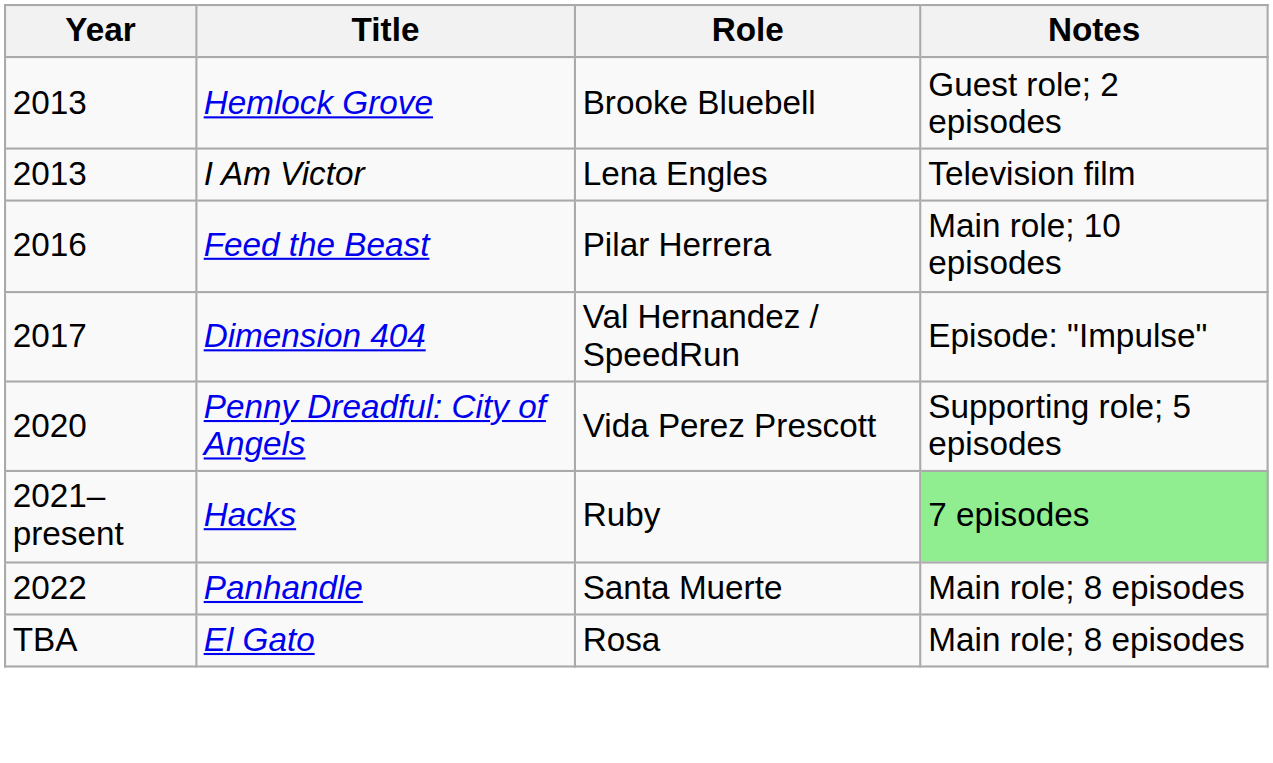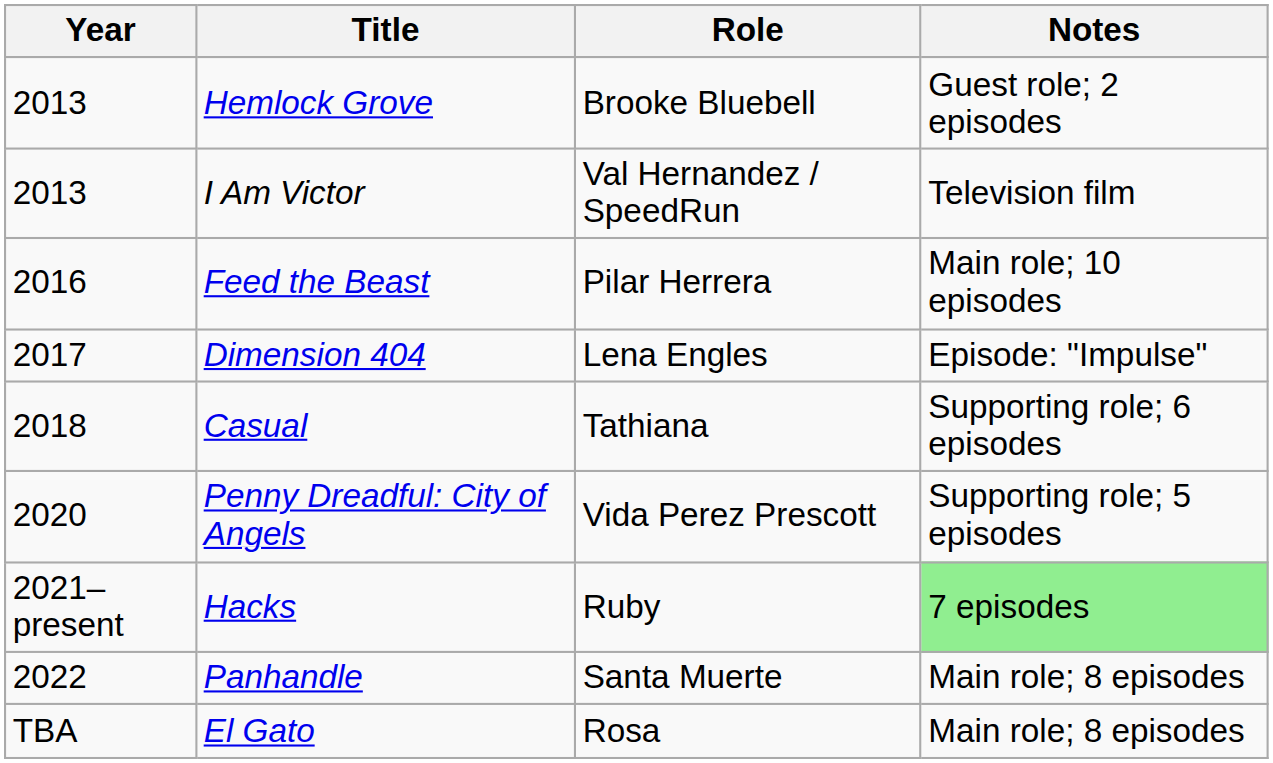(675, 173) Lena Engles -> (701, 192) Val Hernandez / SpeedRun
(701, 335) Val Hernandez / SpeedRun -> (675, 354) Lena Engles
+ row: (255, 425)
